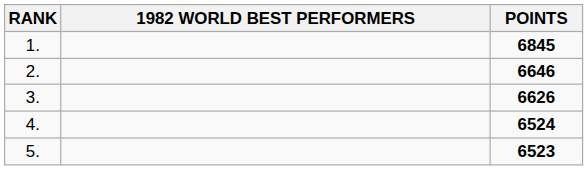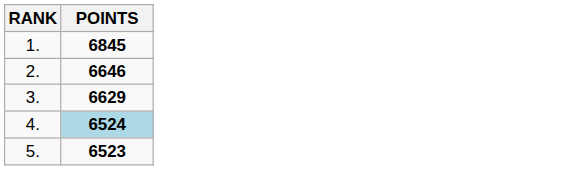- column: (276, 18)
(536, 98) 6626 -> (107, 98) 6629
(536, 125) no background -> (107, 125) lightblue background
